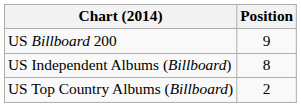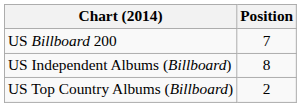(267, 41) 9 -> (267, 41) 7
